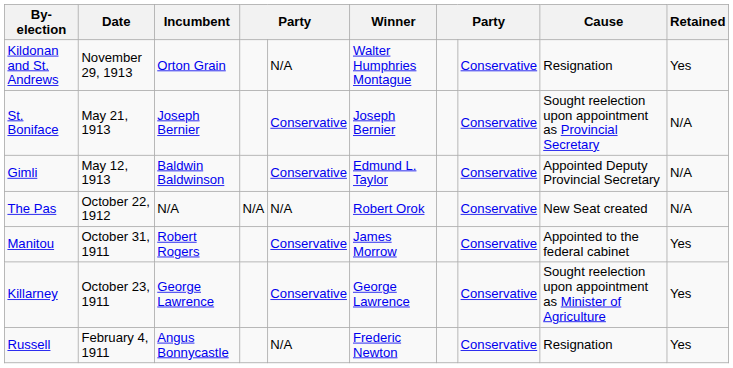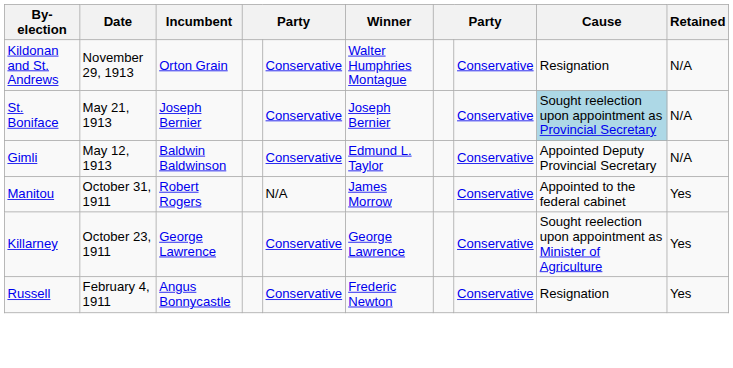(281, 65) N/A -> (304, 65) Conservative
(681, 65) Yes -> (681, 65) N/A
(596, 122) no background -> (601, 115) lightblue background
- row: (32, 208)
(309, 244) Conservative -> (276, 194) N/A
(281, 345) N/A -> (304, 294) Conservative
